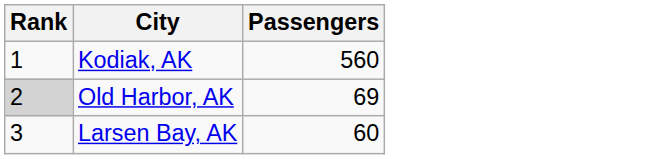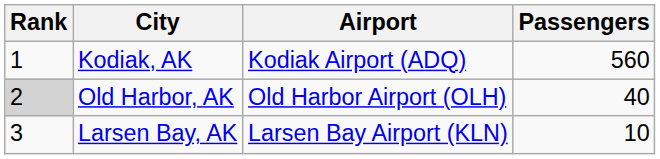+ column: (378, 23)
(366, 97) 69 -> (637, 97) 40
(366, 134) 60 -> (637, 134) 10
